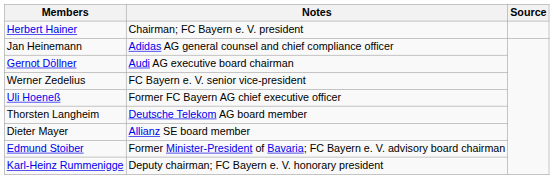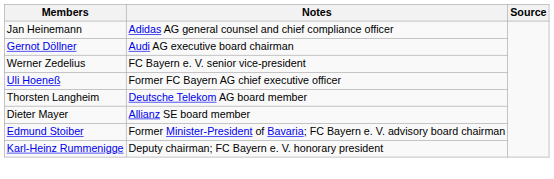- row: (42, 30)
